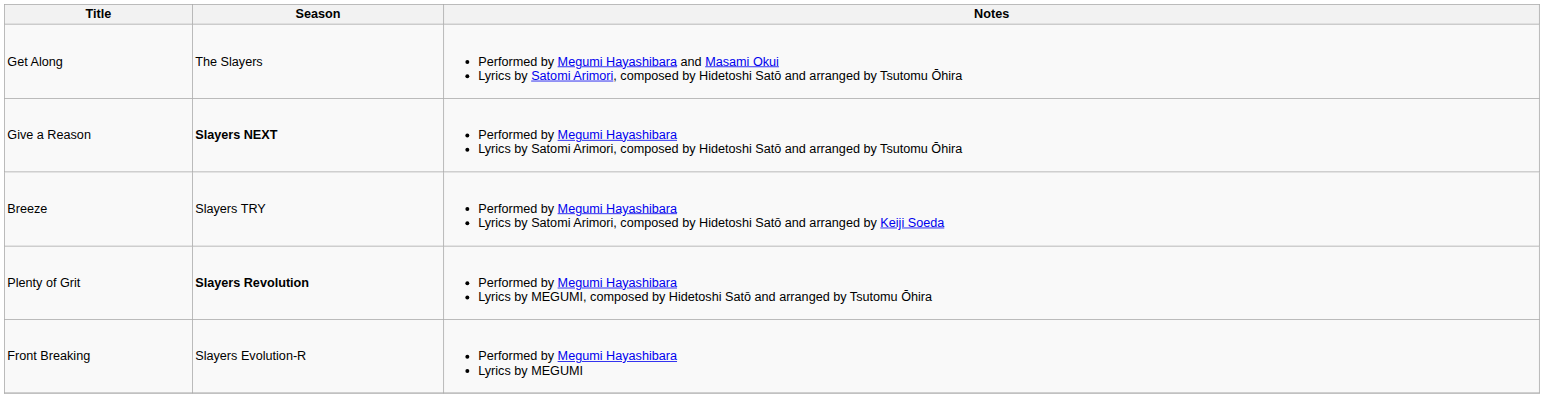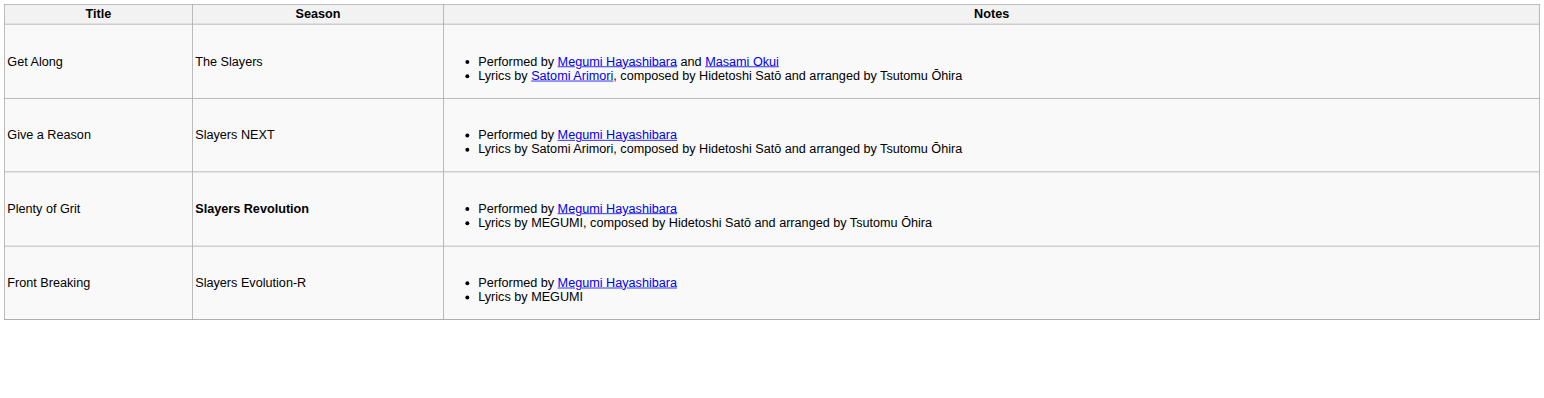(236, 135) bold -> (235, 135) normal
- row: (27, 208)
